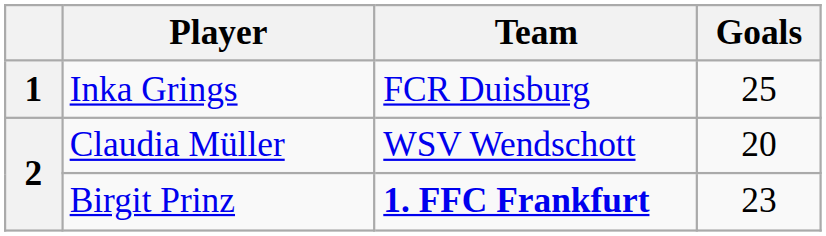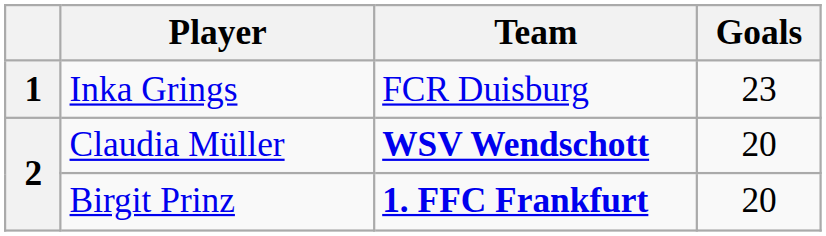(759, 88) 25 -> (759, 88) 23
(509, 144) normal -> (516, 144) bold
(759, 200) 23 -> (759, 200) 20
